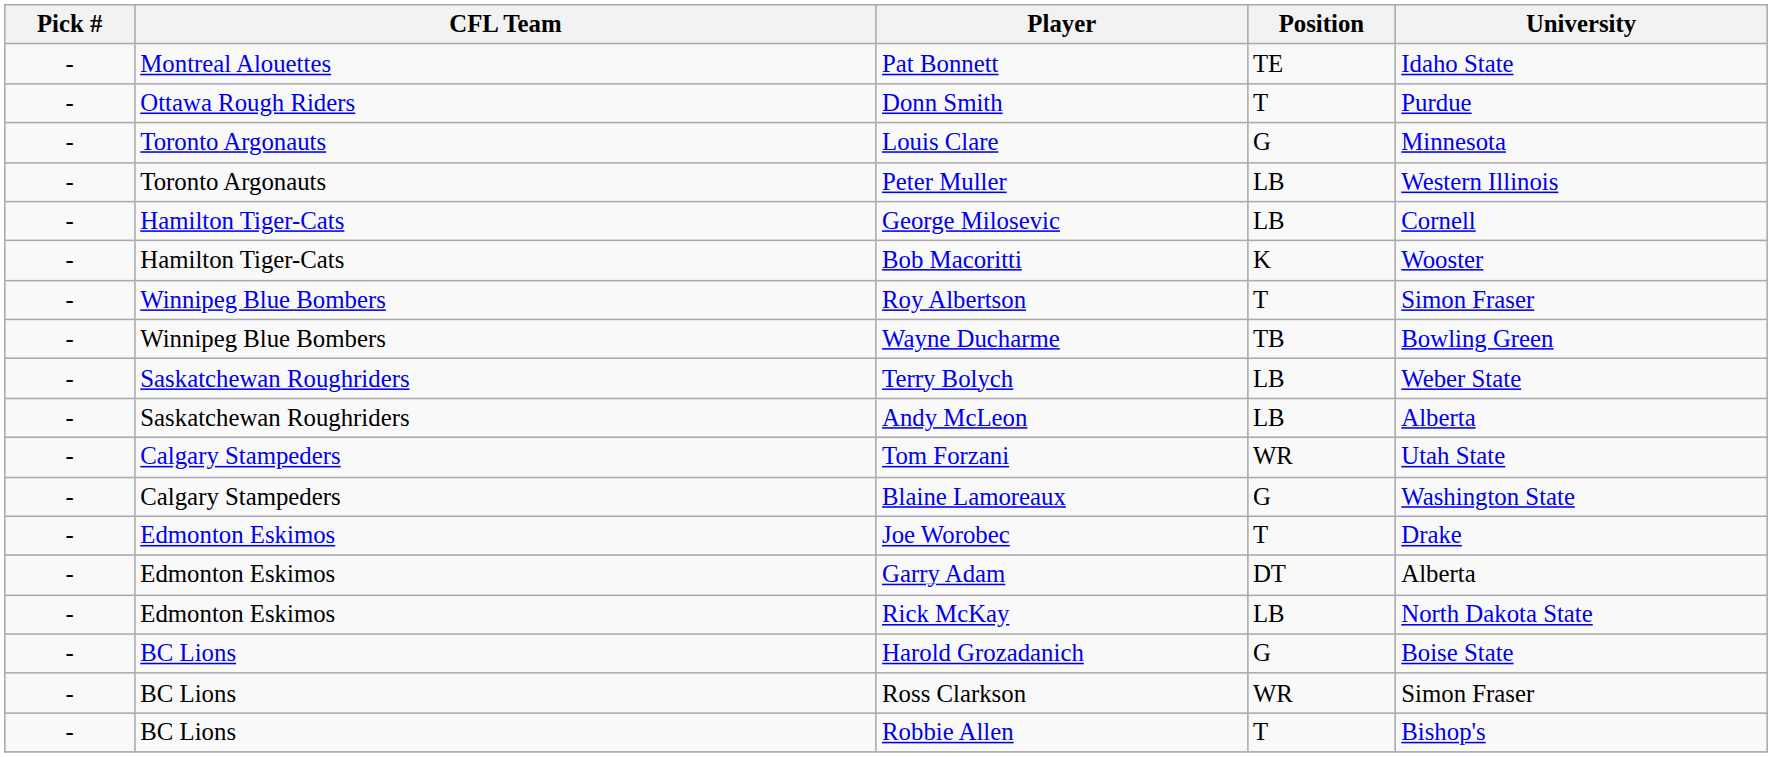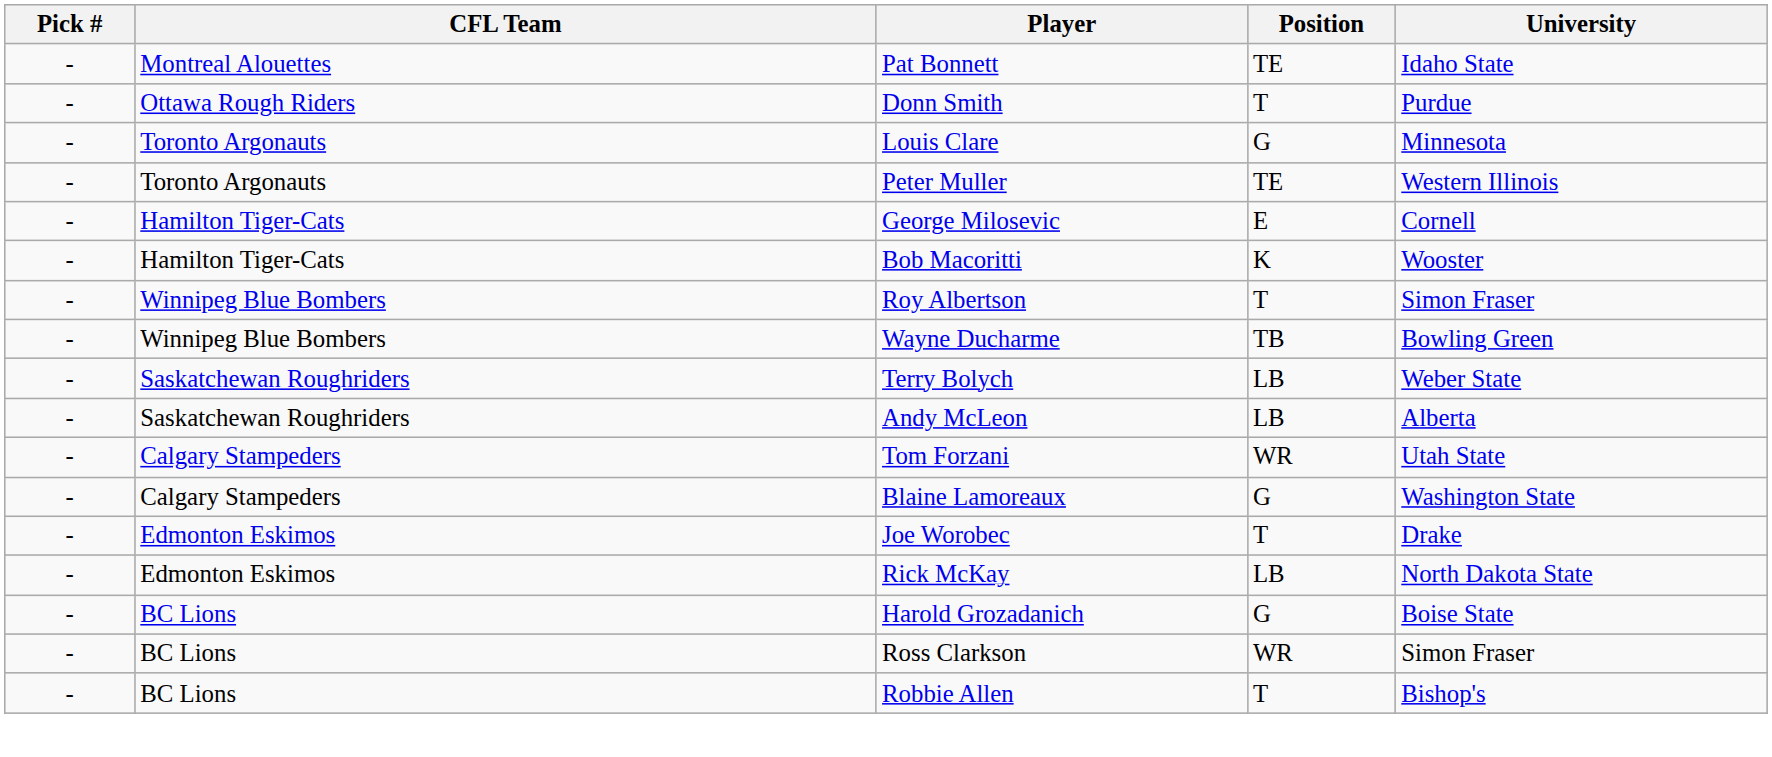(1269, 181) LB -> (1268, 181) TE
(1269, 220) LB -> (1261, 220) E
- row: (944, 574)
